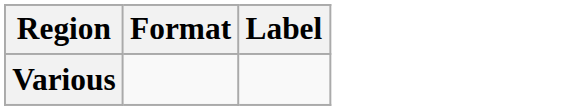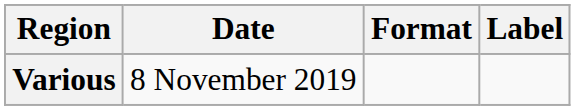+ column: (243, 29)
